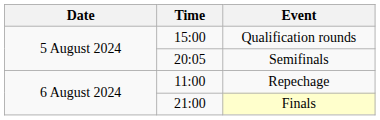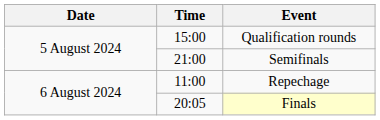(190, 59) 20:05 -> (190, 59) 21:00
(190, 103) 21:00 -> (190, 103) 20:05
